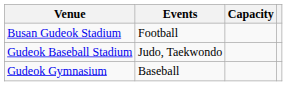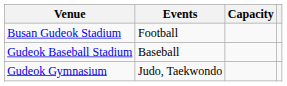(180, 52) Judo, Taekwondo -> (159, 52) Baseball
(159, 71) Baseball -> (180, 71) Judo, Taekwondo
